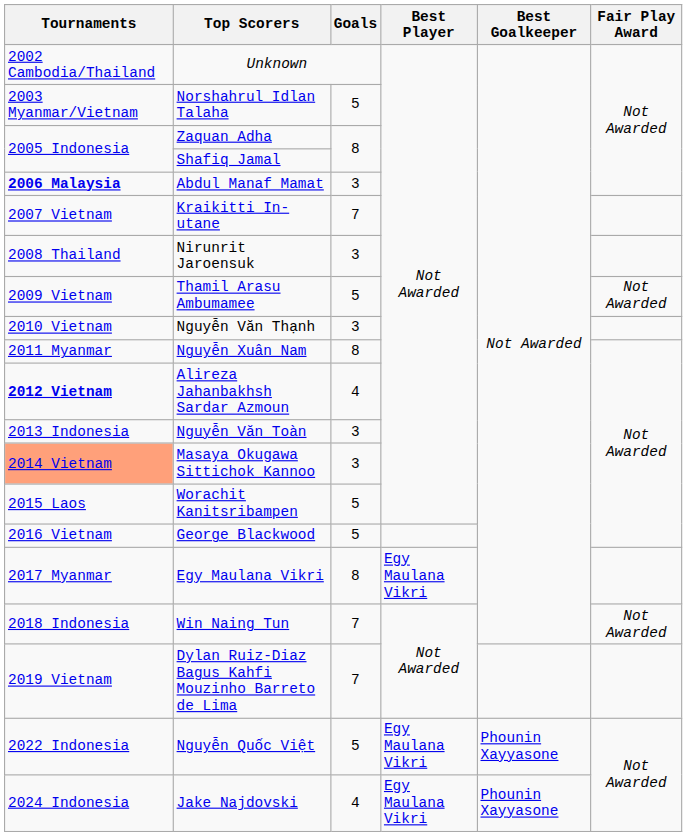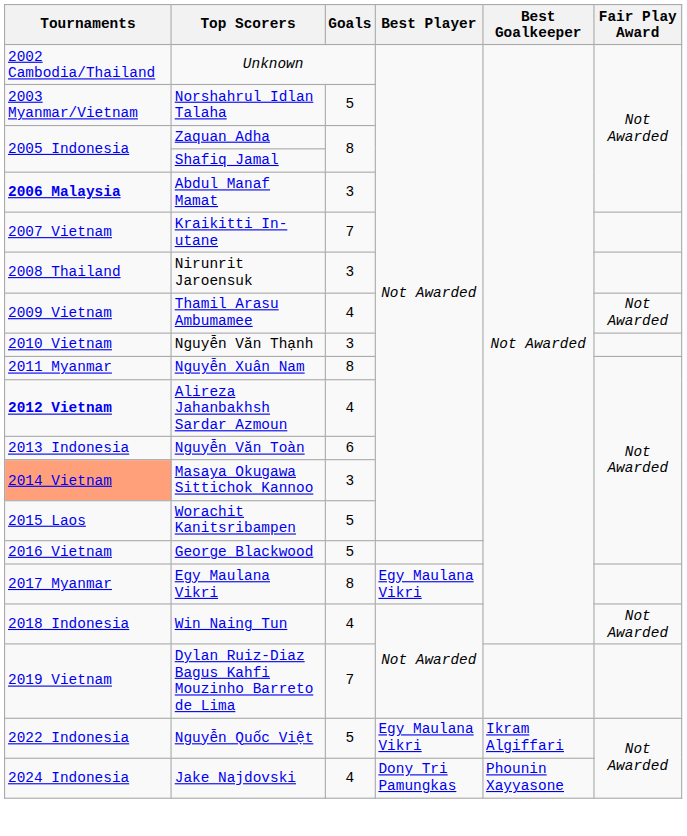(355, 296) 5 -> (350, 313) 4
(355, 432) 3 -> (350, 448) 6
(355, 624) 7 -> (350, 624) 4
(519, 746) Phounin Xayyasone -> (525, 738) Ikram Algiffari
(414, 803) Egy Maulana Vikri -> (417, 778) Dony Tri Pamungkas
